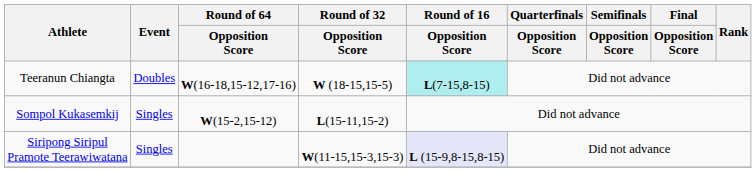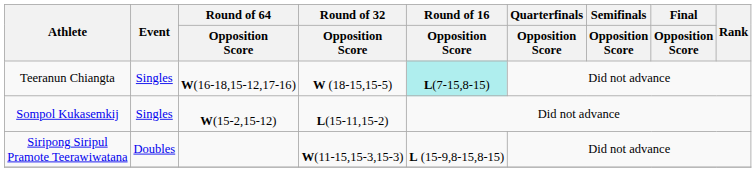(154, 78) Doubles -> (154, 78) Singles
(154, 149) Singles -> (154, 149) Doubles
(457, 157) lavender background -> (457, 157) no background
